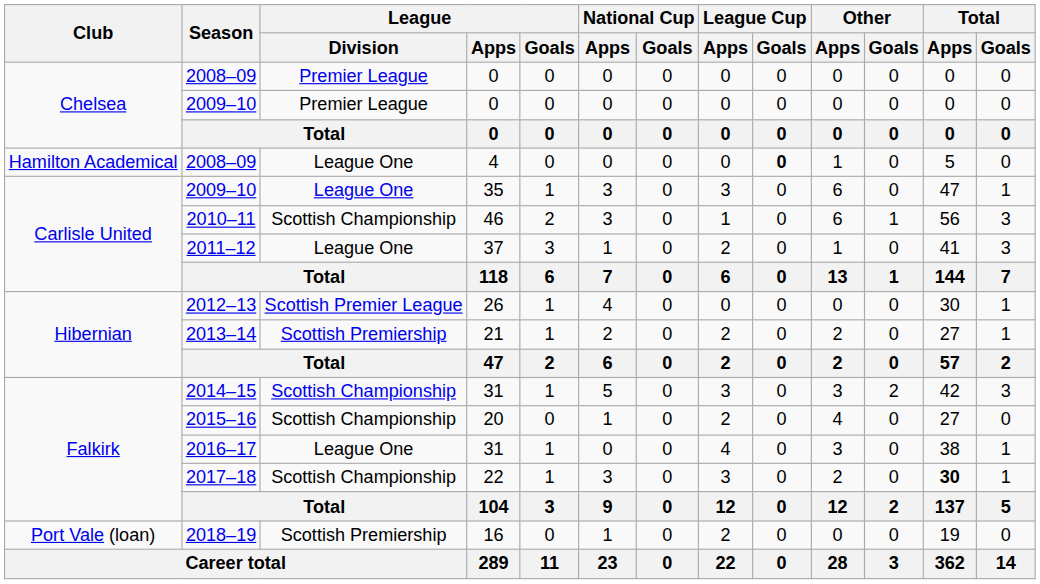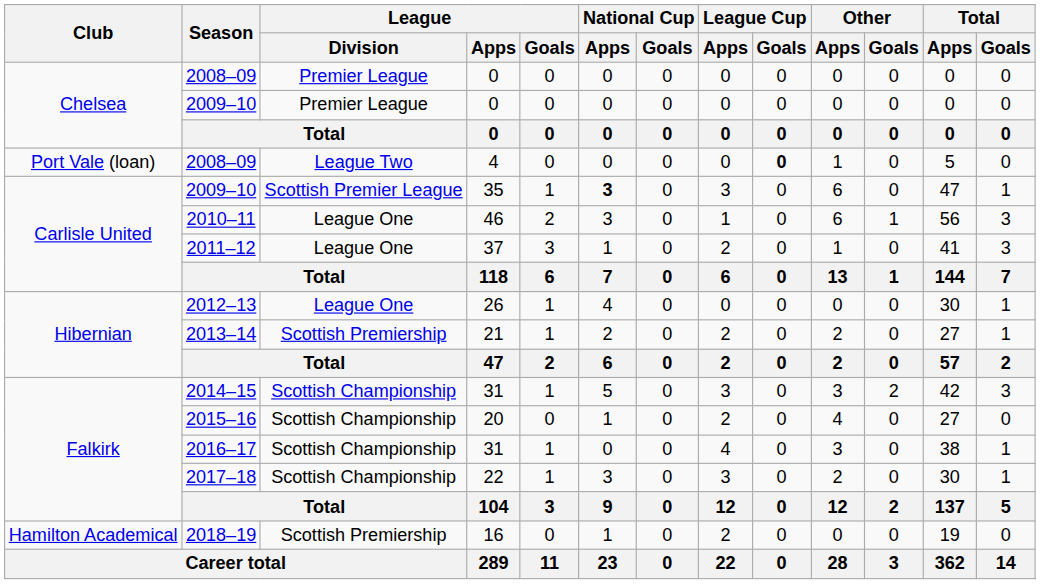(93, 162) Hamilton Academical -> (93, 162) Port Vale (loan)
(364, 162) League One -> (364, 162) League Two
(364, 190) League One -> (364, 190) Scottish Premier League
(607, 190) normal -> (607, 190) bold
(364, 219) Scottish Championship -> (364, 219) League One
(364, 305) Scottish Premier League -> (364, 305) League One
(364, 448) League One -> (364, 448) Scottish Championship
(950, 477) bold -> (950, 477) normal
(93, 534) Port Vale (loan) -> (93, 534) Hamilton Academical
